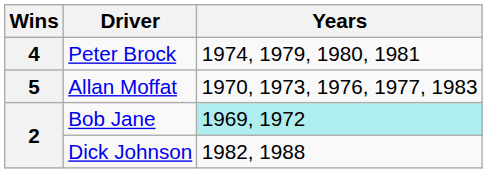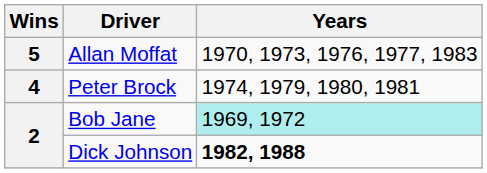rows swapped: (123, 87) <-> (122, 54)
(254, 152) normal -> (254, 152) bold
